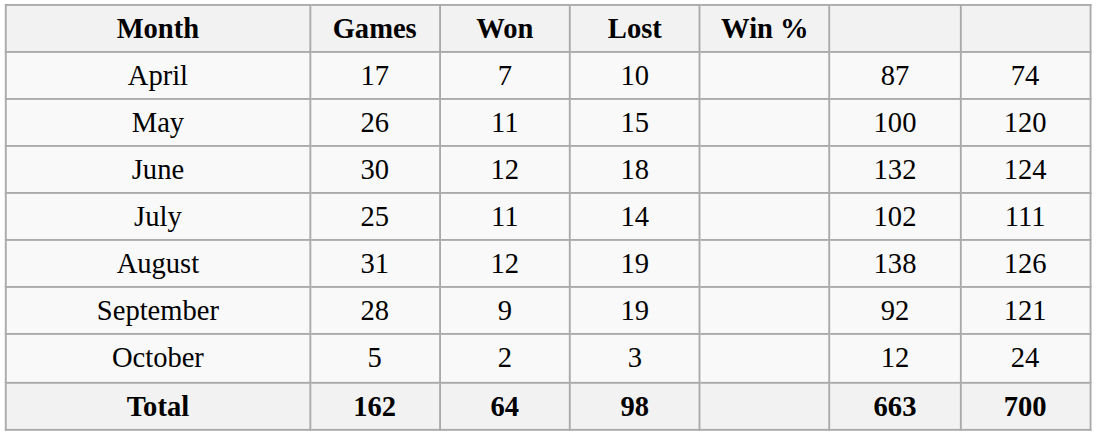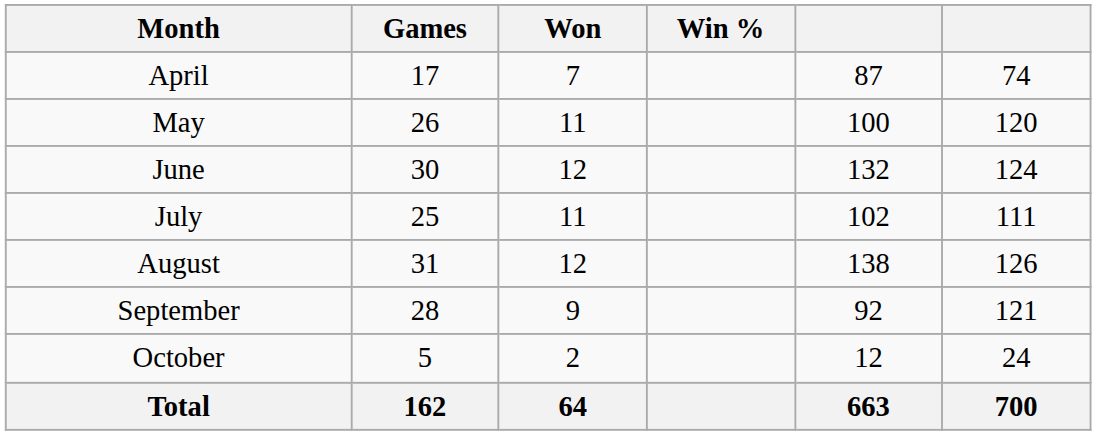- column: (635, 28)
